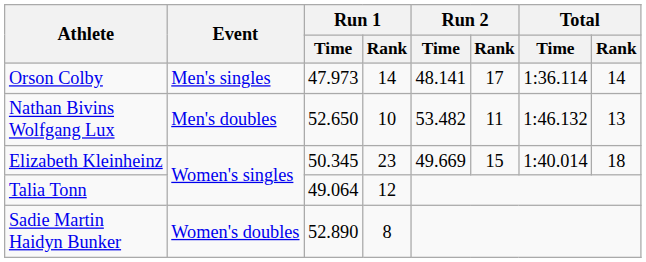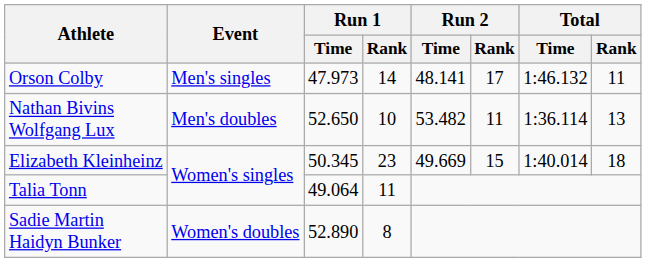(555, 78) 1:36.114 -> (555, 78) 1:46.132
(616, 78) 14 -> (616, 78) 11
(555, 119) 1:46.132 -> (555, 119) 1:36.114
(387, 190) 12 -> (387, 190) 11
